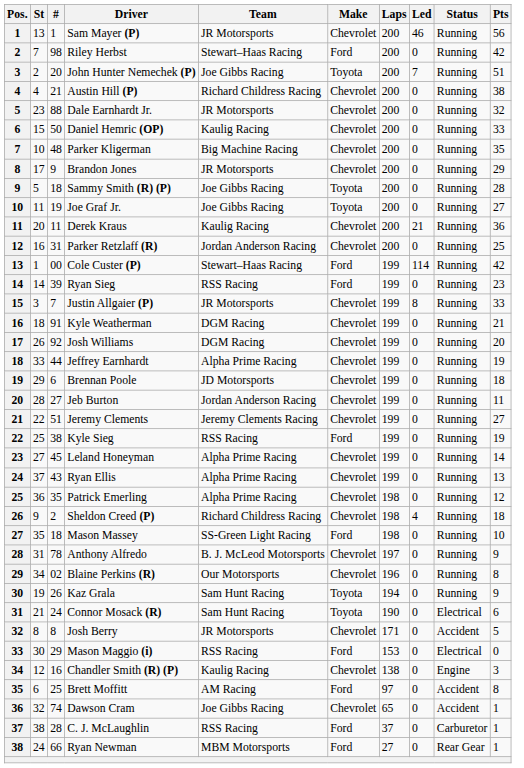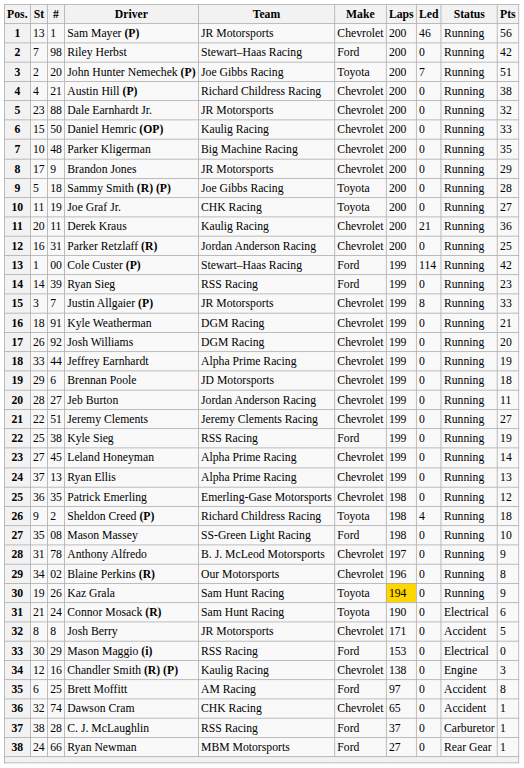(242, 207) Joe Gibbs Racing -> (231, 207) CHK Racing
(56, 477) 43 -> (56, 477) 13
(249, 496) Alpha Prime Racing -> (266, 496) Emerling-Gase Motorsports
(353, 516) Chevrolet -> (353, 516) Toyota
(56, 535) 18 -> (56, 535) 08
(391, 593) no background -> (398, 593) gold background
(242, 709) Joe Gibbs Racing -> (231, 709) CHK Racing
